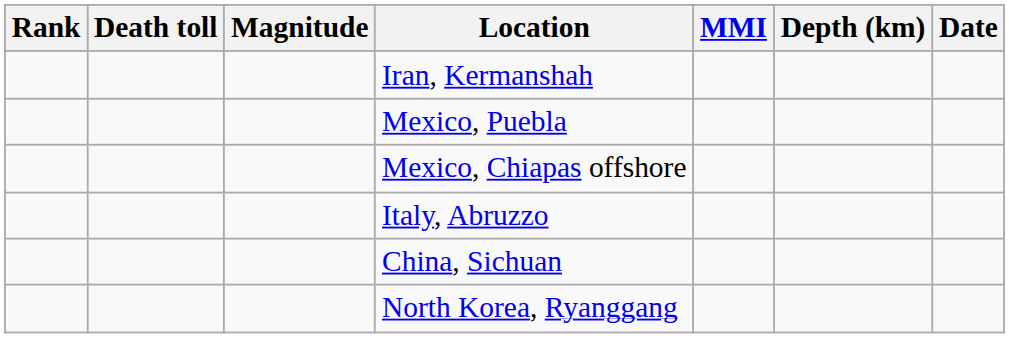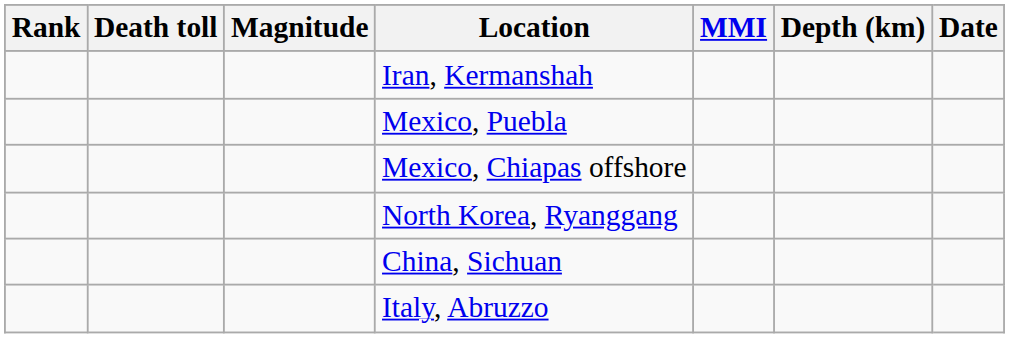rows swapped: (465, 214) <-> (530, 307)
